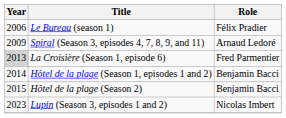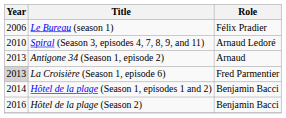(16, 43) 2009 -> (16, 43) 2010
+ row: (97, 58)
(16, 89) 2015 -> (16, 105) 2016
- row: (99, 105)
